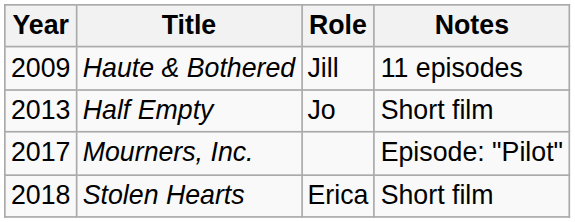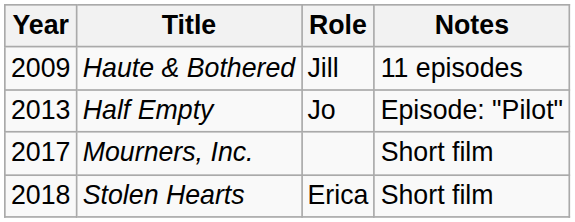(437, 110) Short film -> (472, 110) Episode: "Pilot"
(472, 152) Episode: "Pilot" -> (437, 152) Short film
